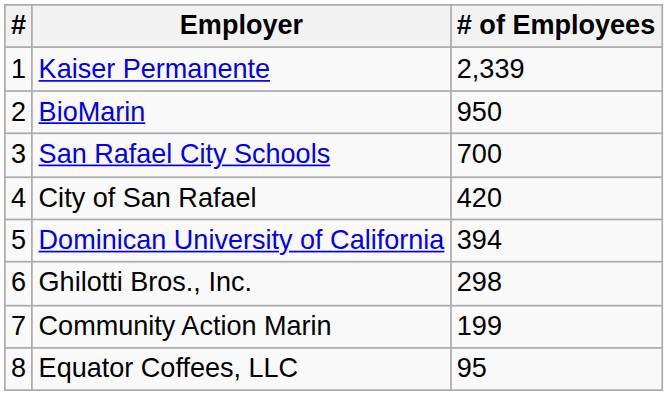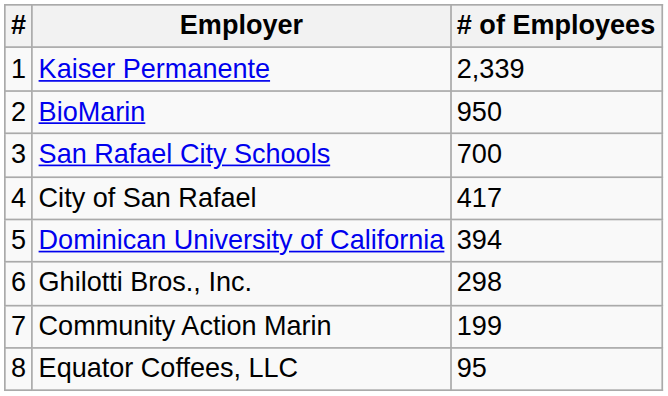(479, 197) 420 -> (479, 197) 417
